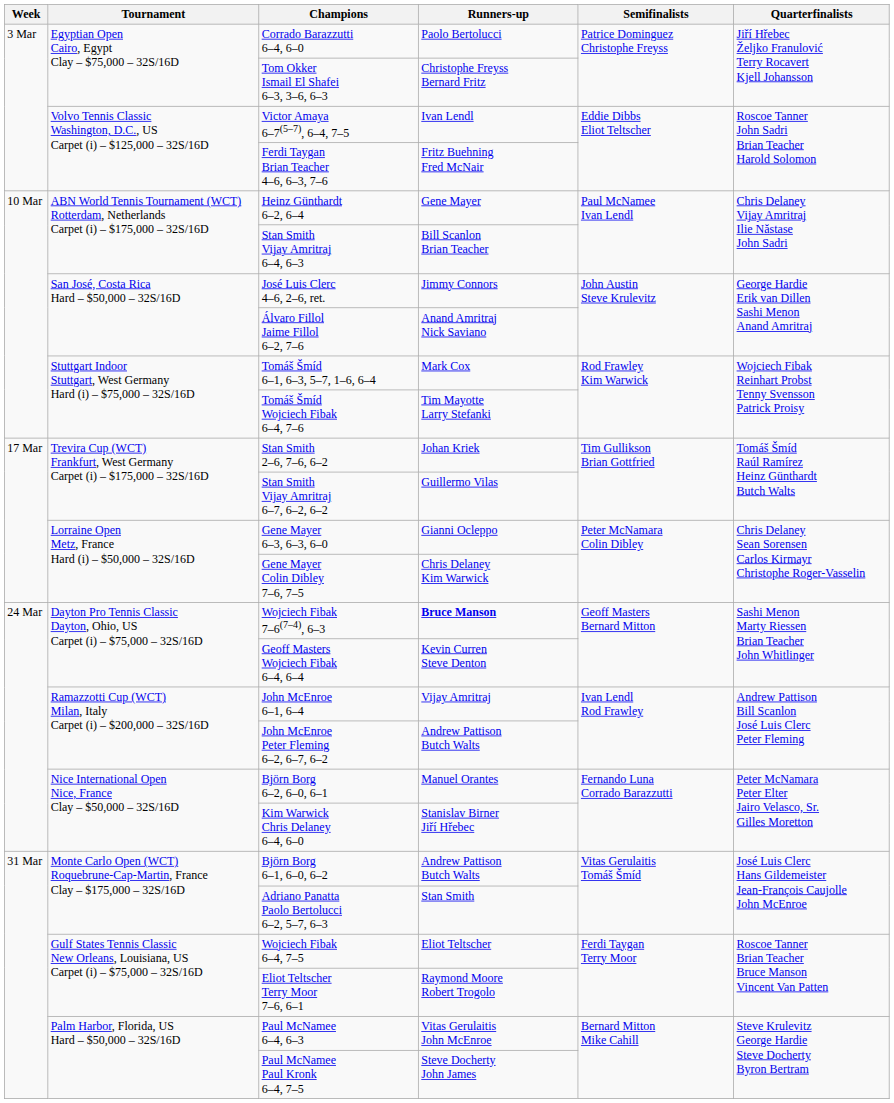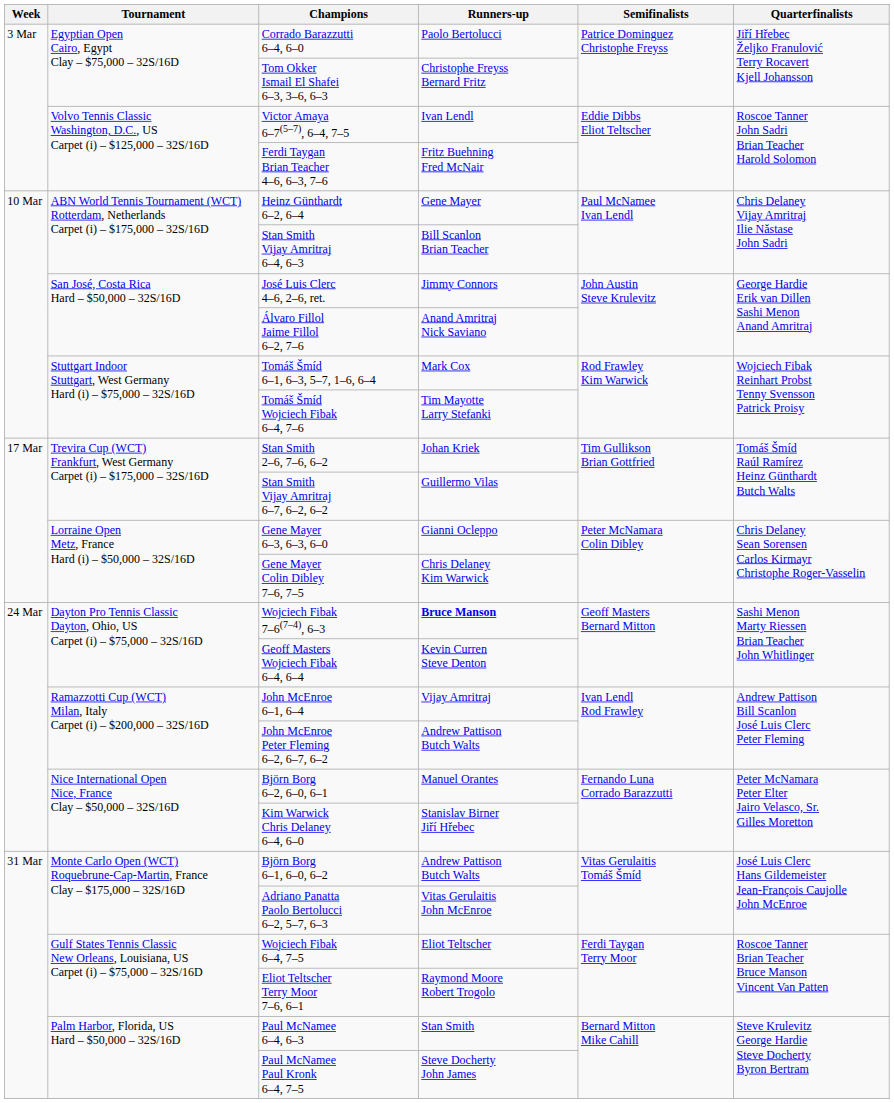(448, 895) Stan Smith -> (459, 902) Vitas Gerulaitis John McEnroe
(459, 1033) Vitas Gerulaitis John McEnroe -> (448, 1026) Stan Smith
